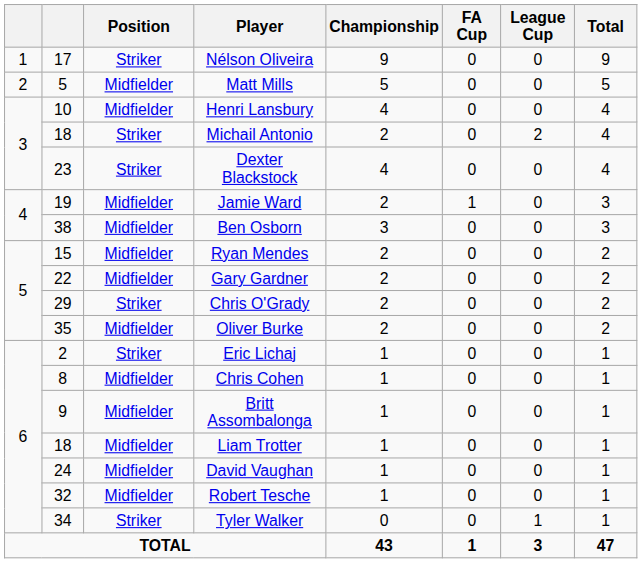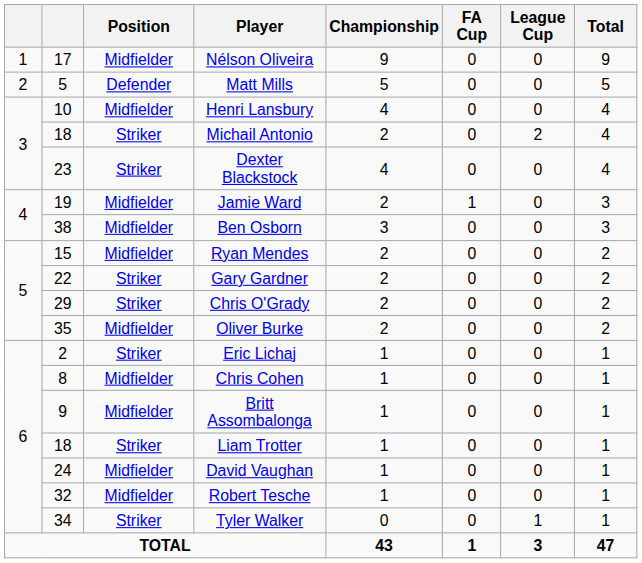(139, 60) Striker -> (139, 60) Midfielder
(139, 85) Midfielder -> (139, 85) Defender
(139, 278) Midfielder -> (139, 278) Striker
(139, 446) Midfielder -> (139, 446) Striker
